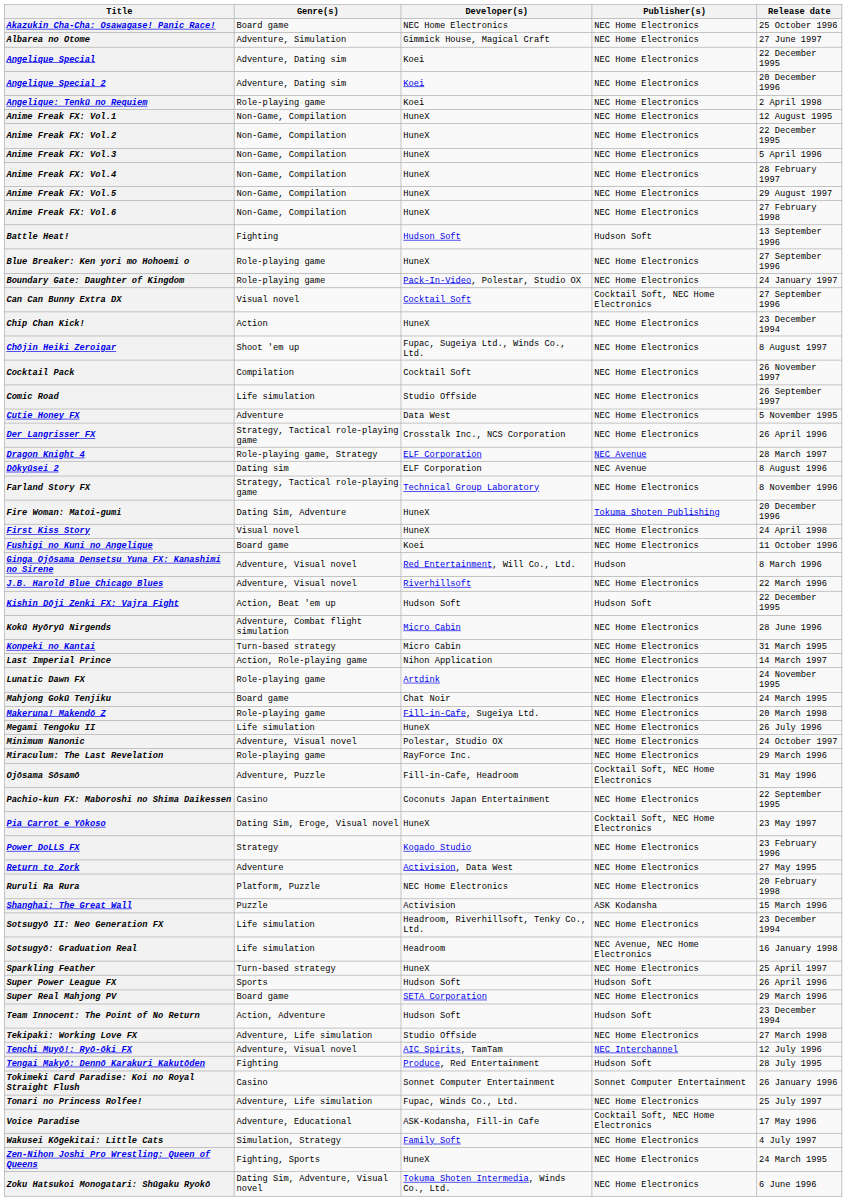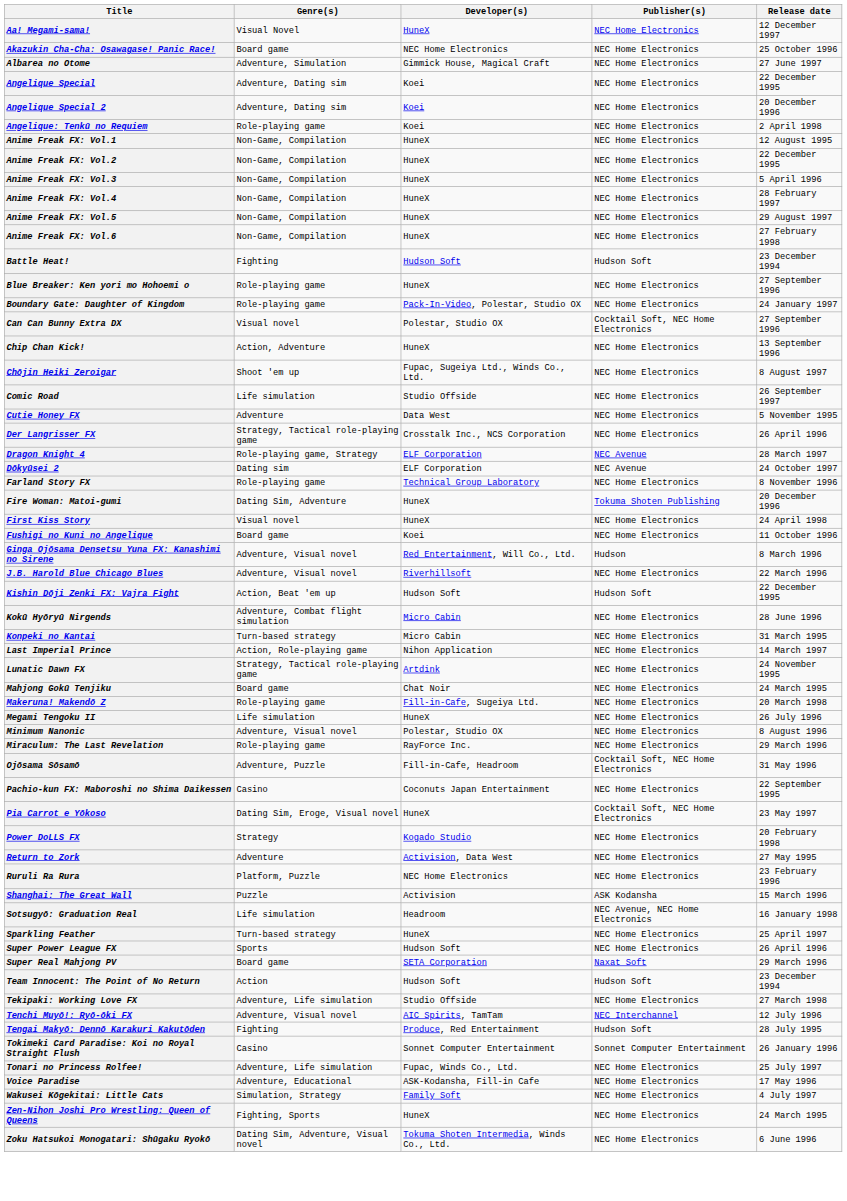+ row: (48, 31)
(790, 237) 13 September 1996 -> (788, 261) 23 December 1994
(437, 300) Cocktail Soft -> (453, 324) Polestar, Studio OX
(252, 324) Action -> (281, 348) Action, Adventure
(788, 324) 23 December 1994 -> (790, 348) 13 September 1996
- row: (40, 372)
(793, 469) 8 August 1996 -> (798, 469) 24 October 1997
(317, 488) Strategy, Tactical role-playing game -> (281, 483) Role-playing game
(281, 680) Role-playing game -> (317, 670) Strategy, Tactical role-playing game
(798, 742) 24 October 1997 -> (793, 732) 8 August 1996
(788, 848) 23 February 1996 -> (788, 838) 20 February 1998
(788, 886) 20 February 1998 -> (788, 876) 23 February 1996
- row: (85, 925)
(623, 983) Hudson Soft -> (647, 948) NEC Home Electronics
(647, 997) NEC Home Electronics -> (620, 962) Naxat Soft
(281, 1016) Action, Adventure -> (252, 982) Action
(654, 1121) Cocktail Soft, NEC Home Electronics -> (647, 1082) NEC Home Electronics
